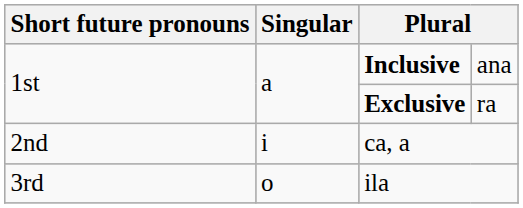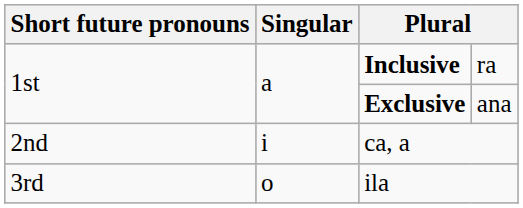(494, 63) ana -> (487, 63) ra
(487, 103) ra -> (494, 103) ana
